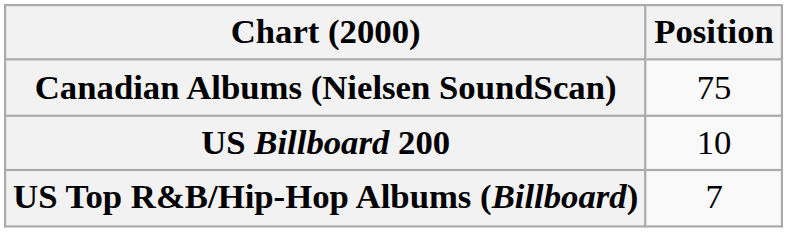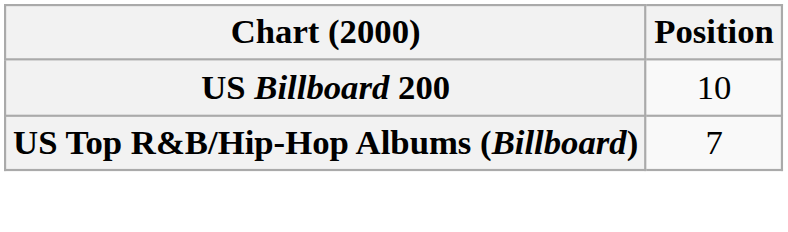- row: (326, 87)
